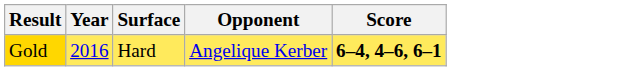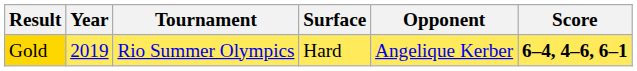+ column: (206, 19)
(89, 50) 2016 -> (89, 50) 2019
